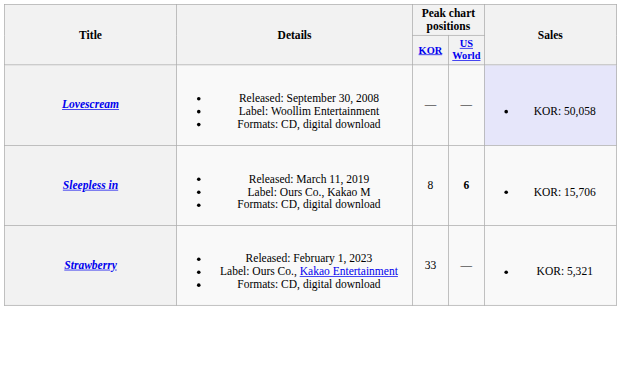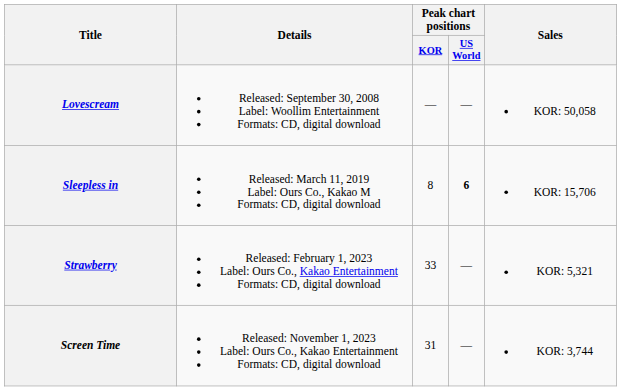(550, 112) lavender background -> (550, 112) no background
+ row: (91, 345)
